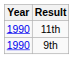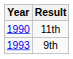(18, 45) 1990 -> (18, 45) 1993
